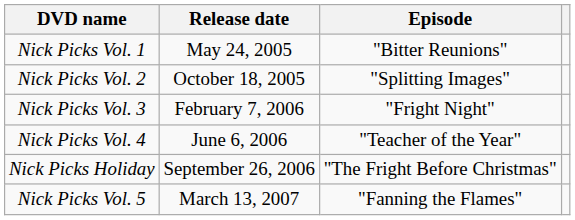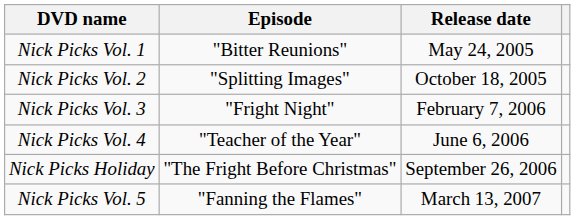columns swapped: (239, 19) <-> (440, 19)
